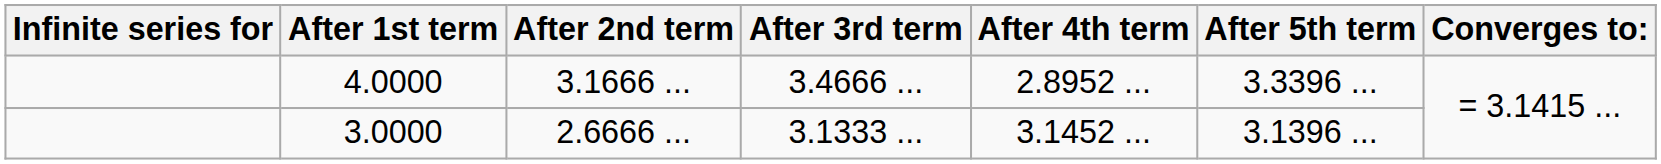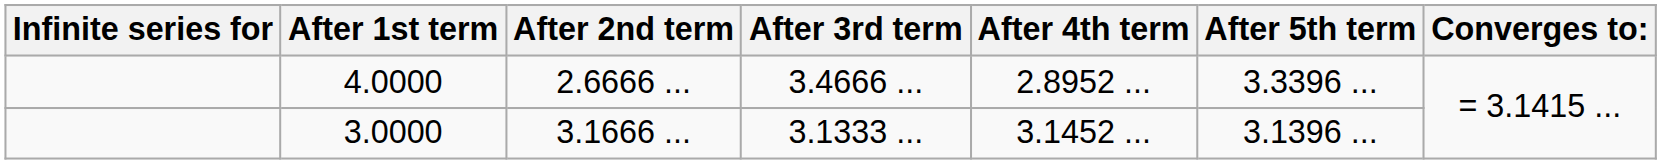(624, 81) 3.1666 ... -> (624, 81) 2.6666 ...
(624, 132) 2.6666 ... -> (624, 132) 3.1666 ...
